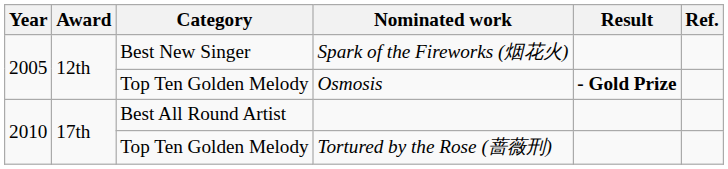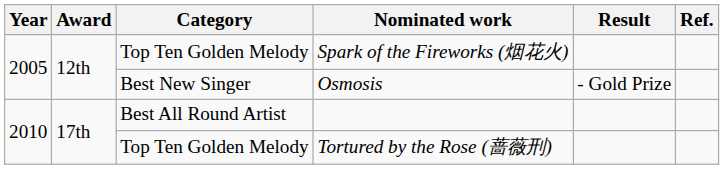(185, 51) Best New Singer -> (214, 51) Top Ten Golden Melody
(214, 84) Top Ten Golden Melody -> (185, 84) Best New Singer
(627, 84) bold -> (624, 84) normal
